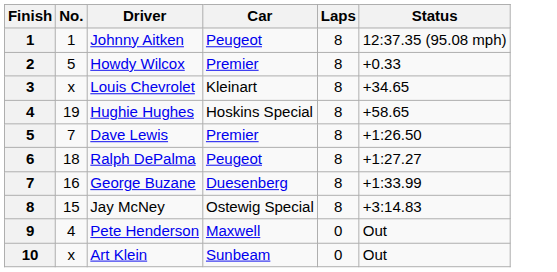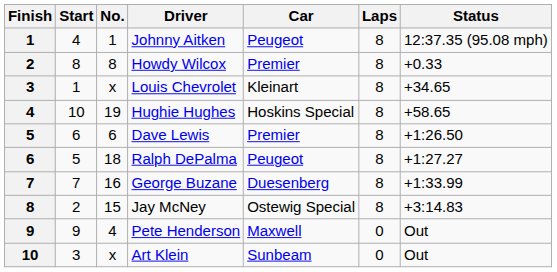+ column: (76, 16)
(71, 64) 5 -> (112, 64) 8
(71, 135) 7 -> (112, 135) 6
